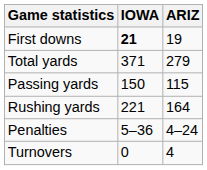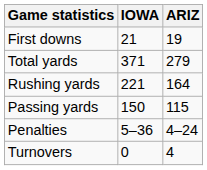(129, 38) bold -> (129, 38) normal
rows swapped: (53, 84) <-> (54, 107)
